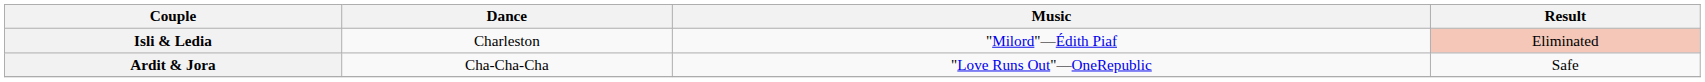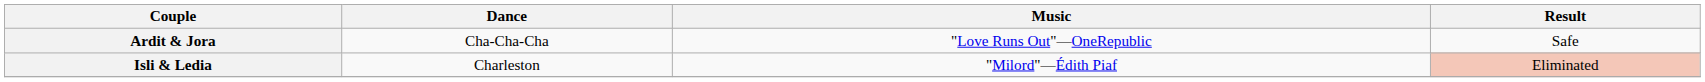rows swapped: (173, 64) <-> (173, 40)
